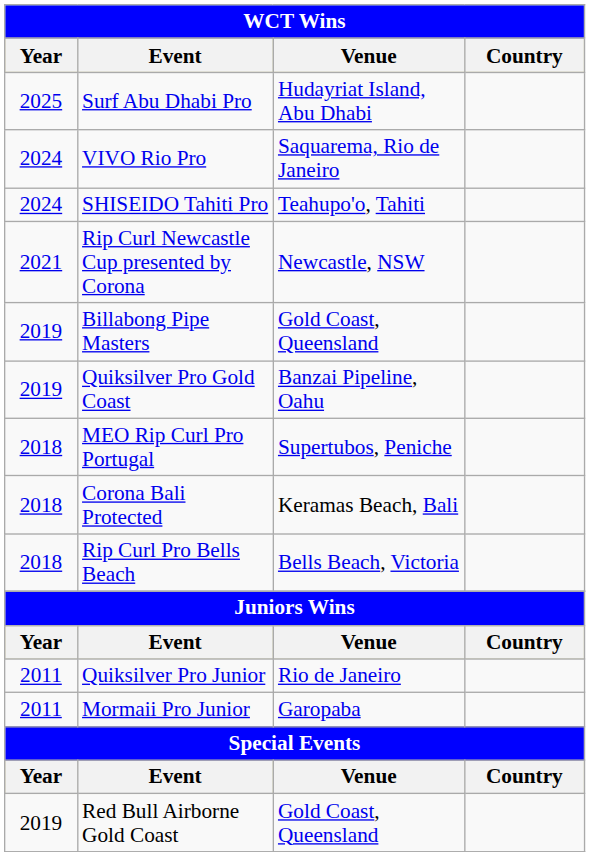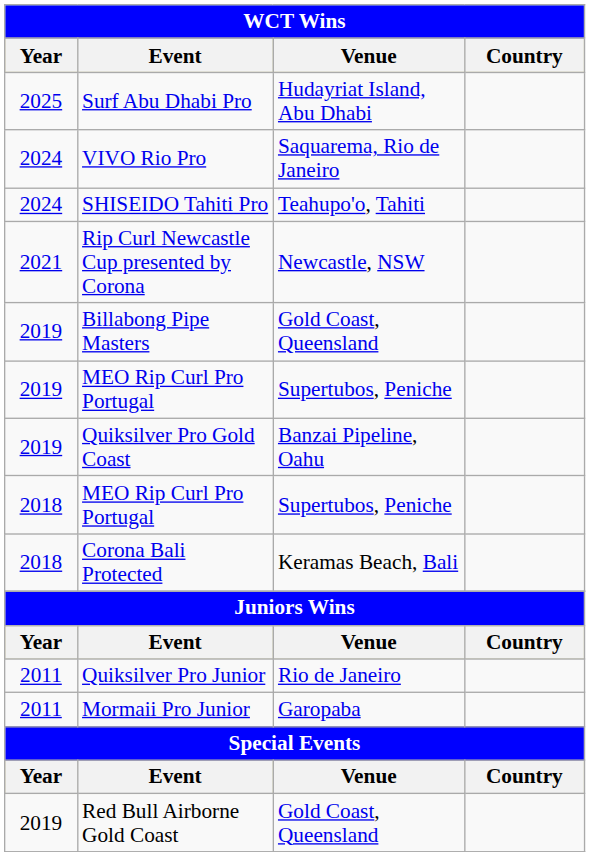+ row: (41, 389)
- row: (41, 562)
